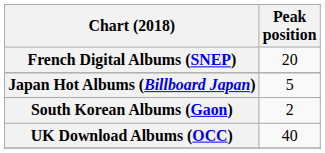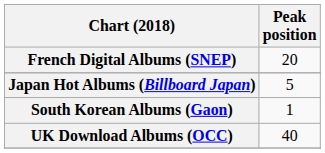(290, 110) 2 -> (290, 110) 1
